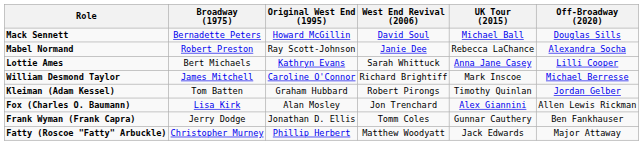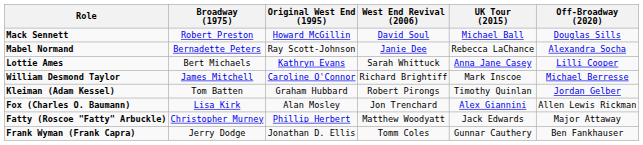(217, 35) Bernadette Peters -> (217, 35) Robert Preston
(217, 49) Robert Preston -> (217, 49) Bernadette Peters
rows swapped: (71, 119) <-> (86, 133)
